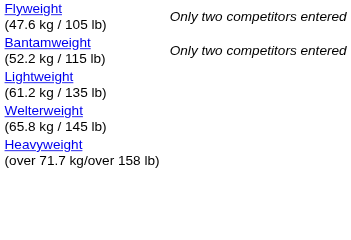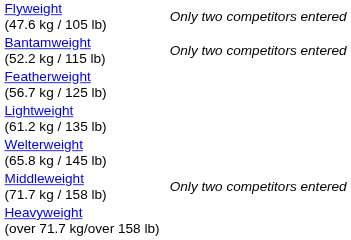+ row: (56, 84)
+ row: (56, 186)
